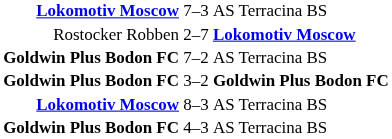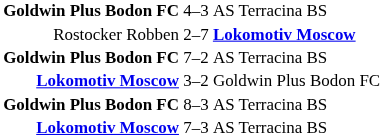rows swapped: (196, 127) <-> (196, 10)
(91, 80) Goldwin Plus Bodon FC -> (108, 80) Lokomotiv Moscow
(301, 80) bold -> (297, 80) normal
(108, 104) Lokomotiv Moscow -> (91, 104) Goldwin Plus Bodon FC
